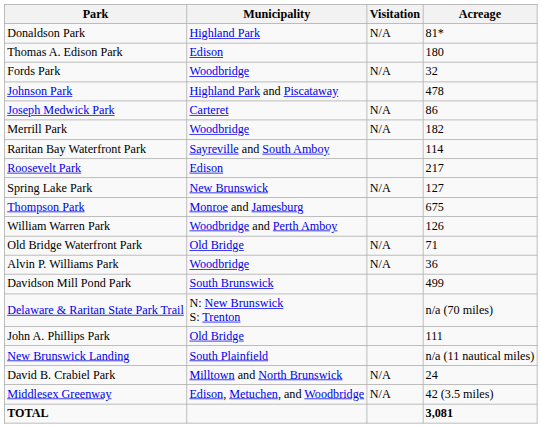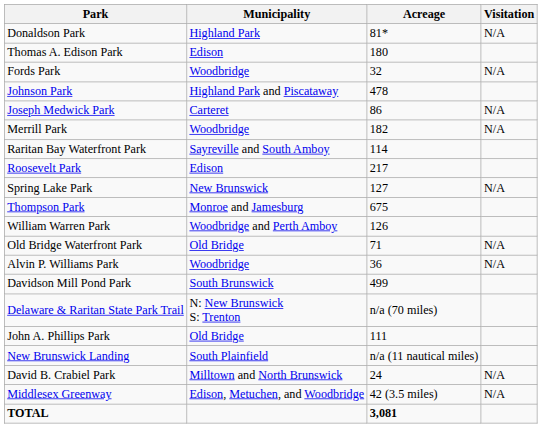columns swapped: (395, 14) <-> (480, 14)
